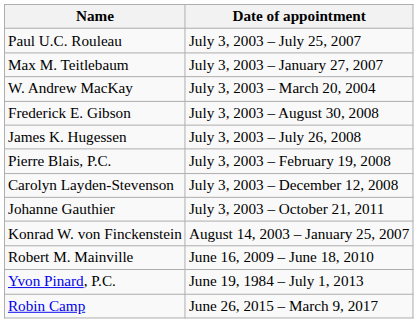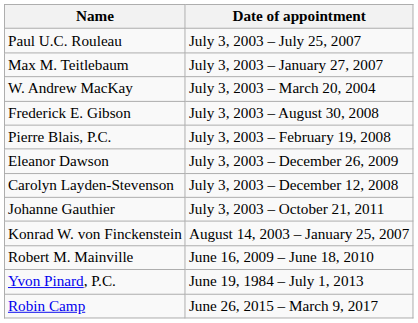- row: (67, 137)
+ row: (58, 161)
